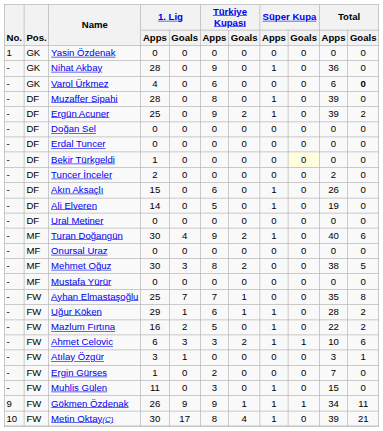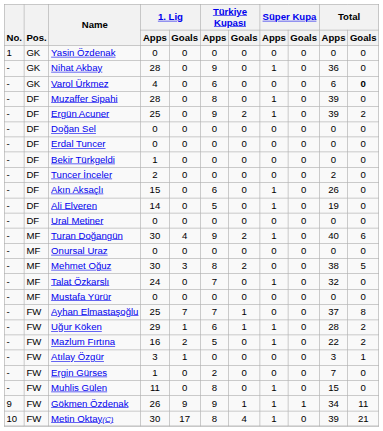(304, 159) lightyellow background -> (304, 159) no background
+ row: (80, 281)
(333, 296) 35 -> (333, 312) 37
- row: (82, 342)
(214, 388) 3 -> (214, 388) 8
